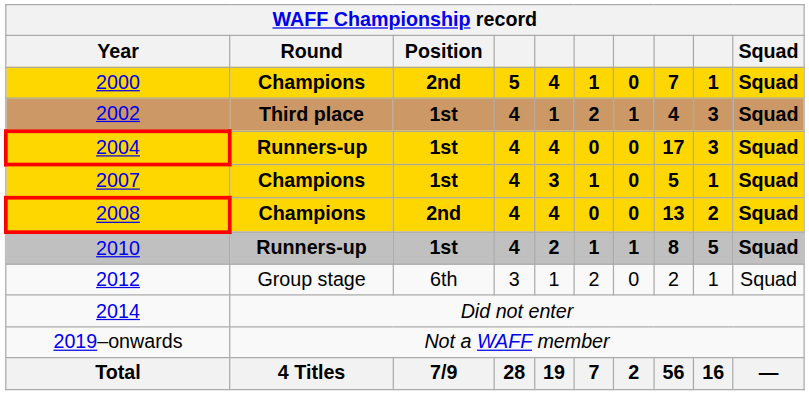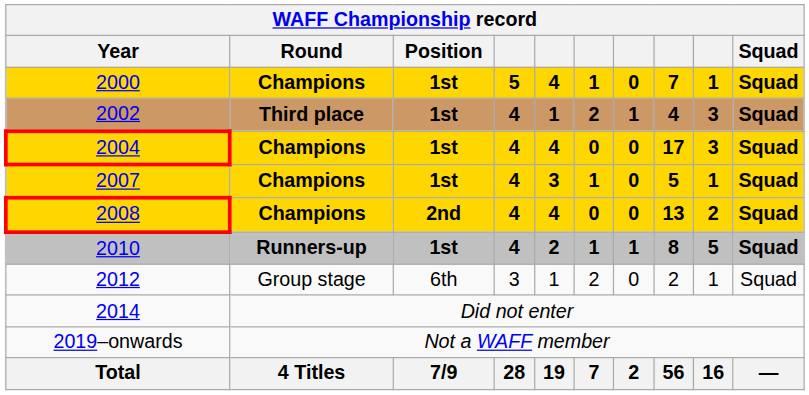(444, 82) 2nd -> (444, 82) 1st
(312, 147) Runners-up -> (312, 147) Champions
